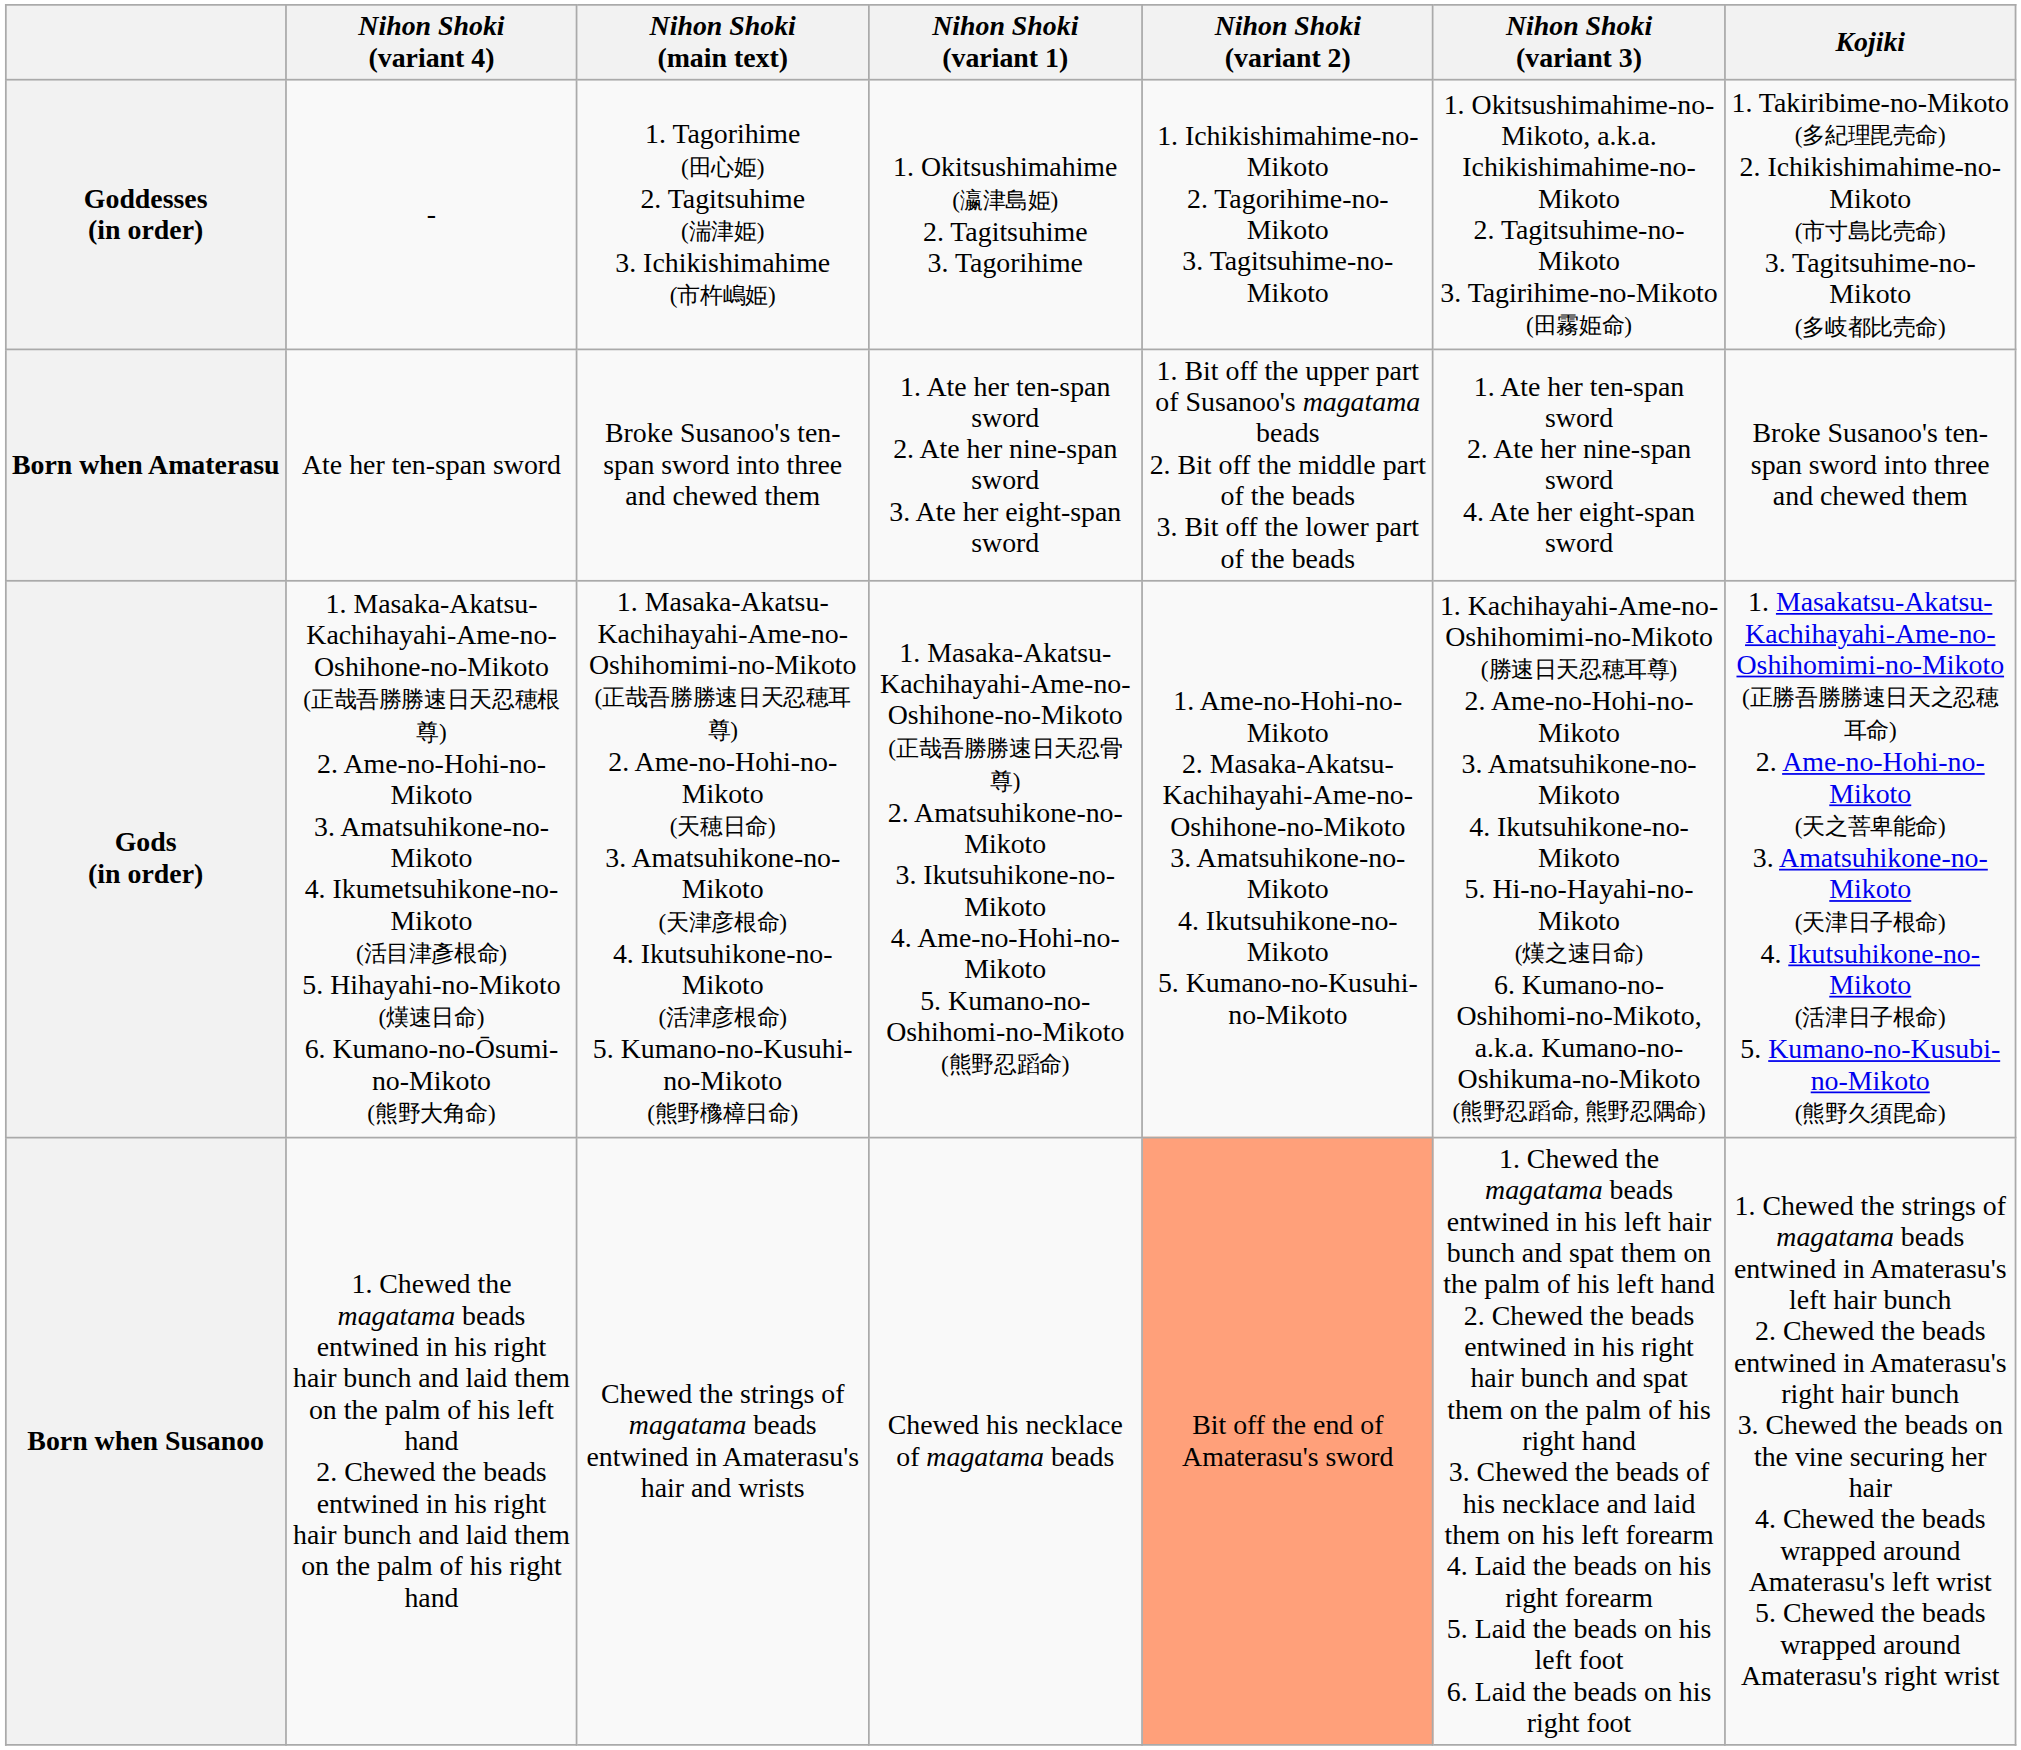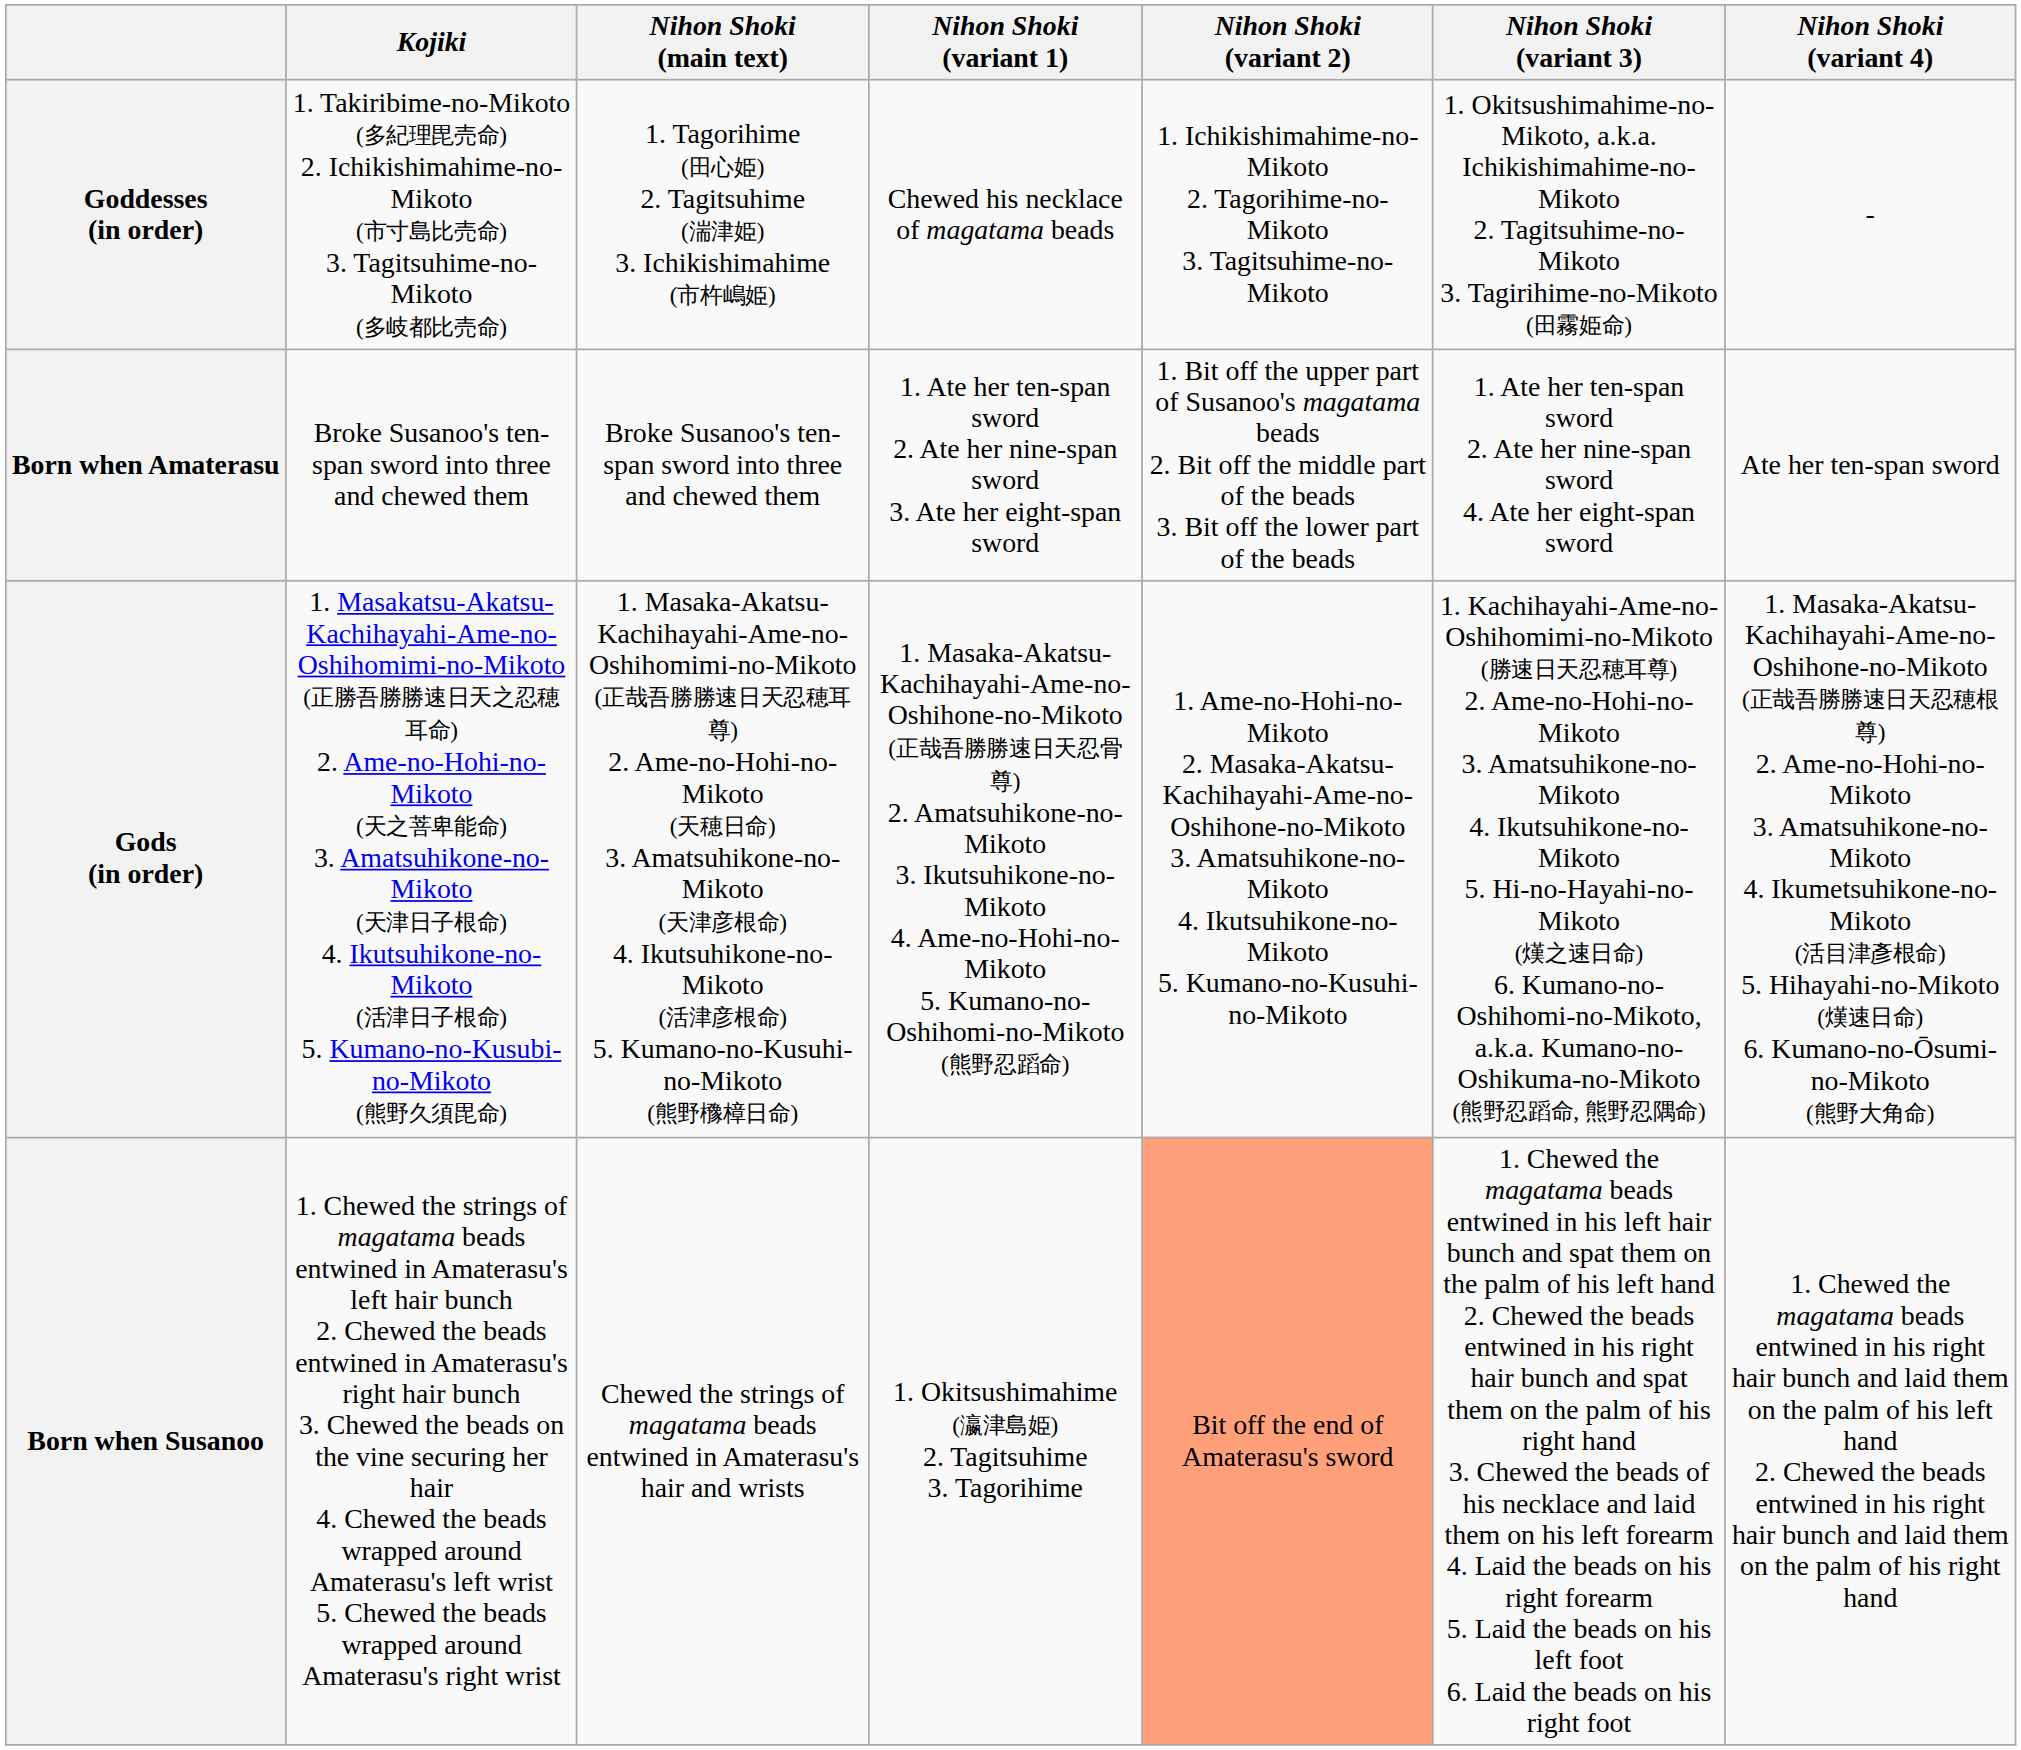columns swapped: (1870, 42) <-> (431, 42)
(1005, 214) 1. Okitsushimahime (瀛津島姫) 2. Tagitsuhime 3. Tagorihime -> (1005, 214) Chewed his necklace of magatama beads
(1005, 1440) Chewed his necklace of magatama beads -> (1005, 1440) 1. Okitsushimahime (瀛津島姫) 2. Tagitsuhime 3. Tagorihime
